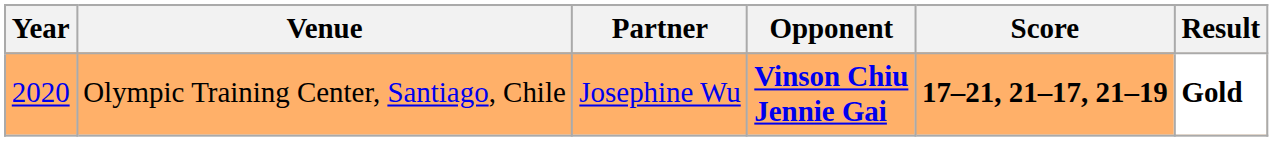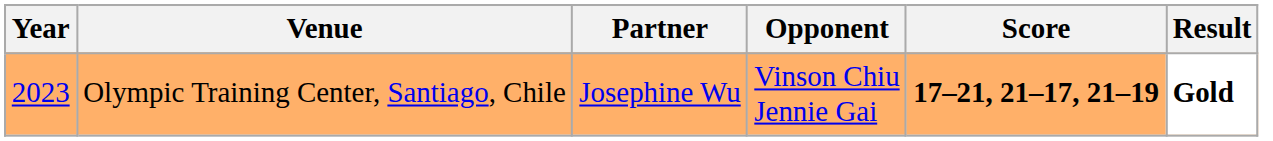(41, 93) 2020 -> (41, 93) 2023
(831, 93) bold -> (827, 93) normal
